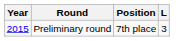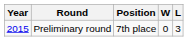+ column: (166, 13)
